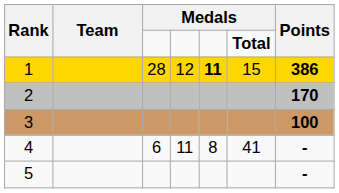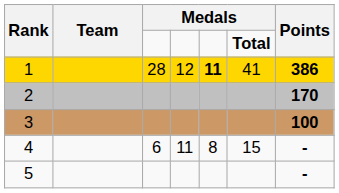(251, 69) 15 -> (251, 69) 41
(251, 148) 41 -> (251, 148) 15
